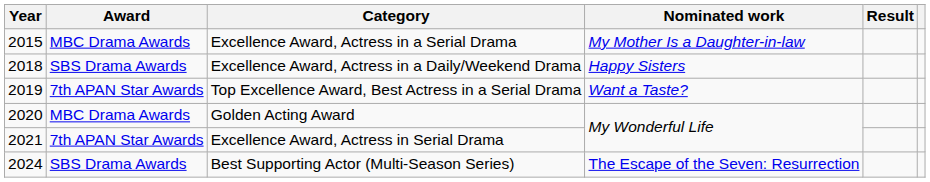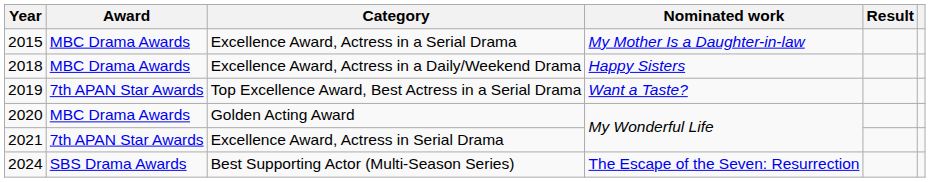(118, 66) SBS Drama Awards -> (120, 66) MBC Drama Awards
